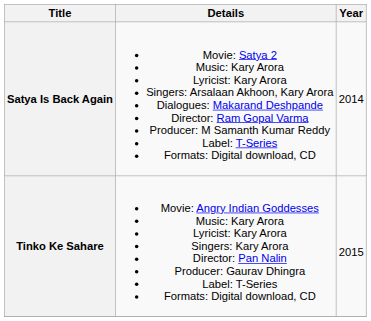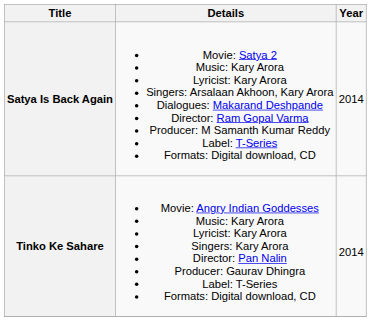(351, 252) 2015 -> (351, 252) 2014
